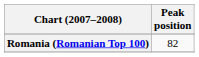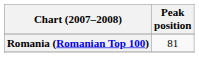(173, 43) 82 -> (173, 43) 81
